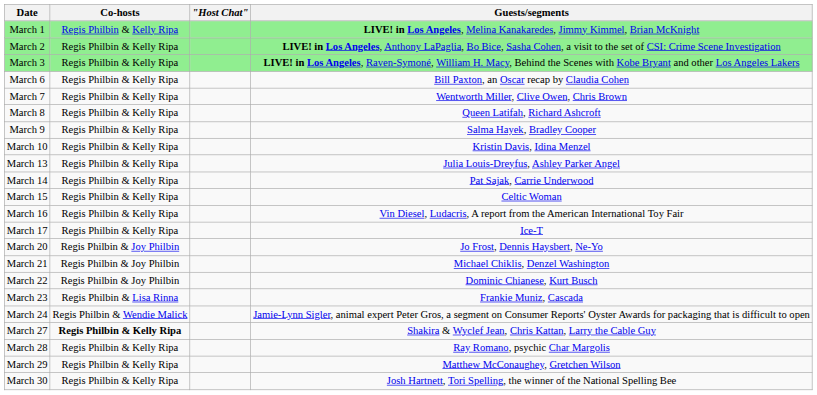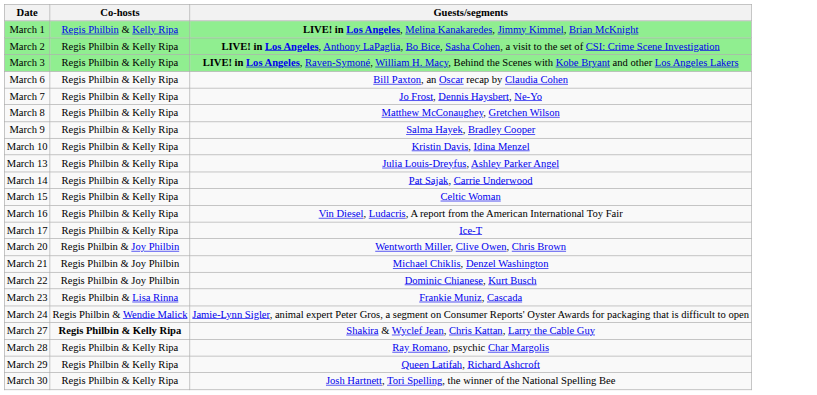- column: (220, 12)
(532, 96) Wentworth Miller, Clive Owen, Chris Brown -> (471, 96) Jo Frost, Dennis Haysbert, Ne-Yo
(532, 113) Queen Latifah, Richard Ashcroft -> (471, 113) Matthew McConaughey, Gretchen Wilson
(532, 247) Jo Frost, Dennis Haysbert, Ne-Yo -> (471, 247) Wentworth Miller, Clive Owen, Chris Brown
(532, 364) Matthew McConaughey, Gretchen Wilson -> (471, 364) Queen Latifah, Richard Ashcroft
